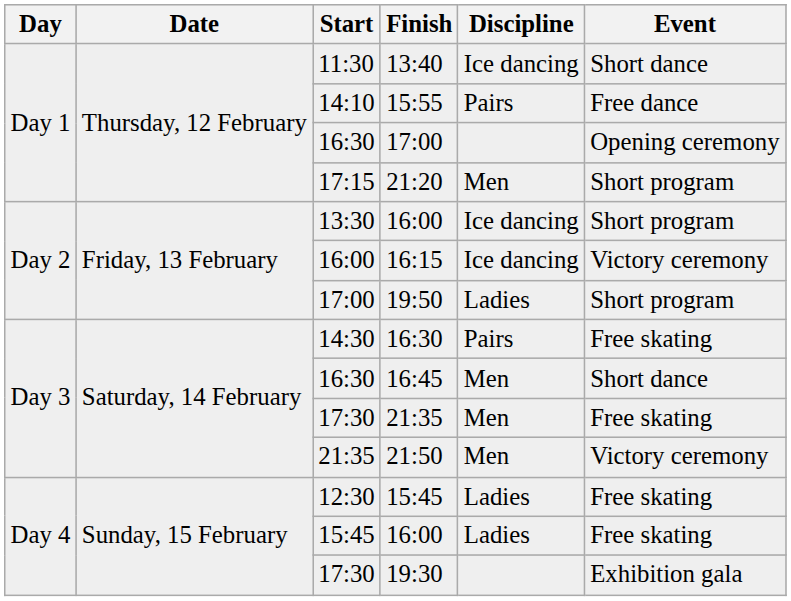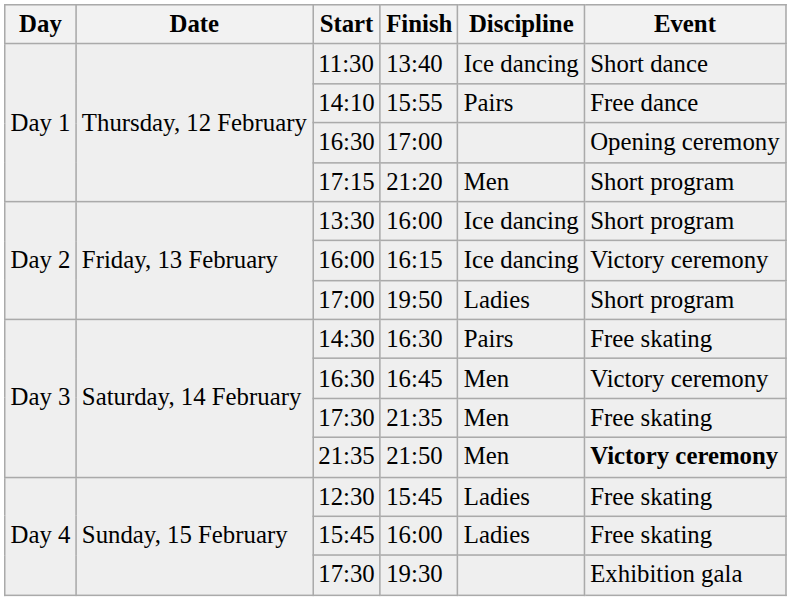(649, 378) Short dance -> (679, 378) Victory ceremony
(679, 456) normal -> (684, 456) bold
